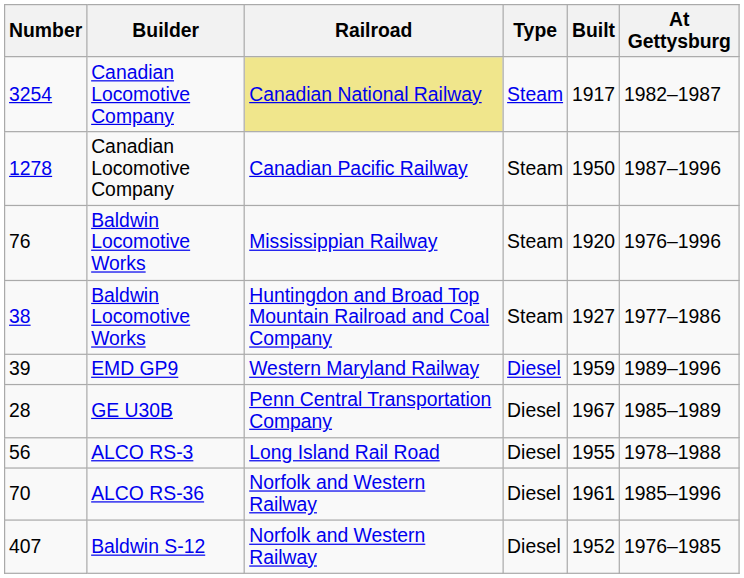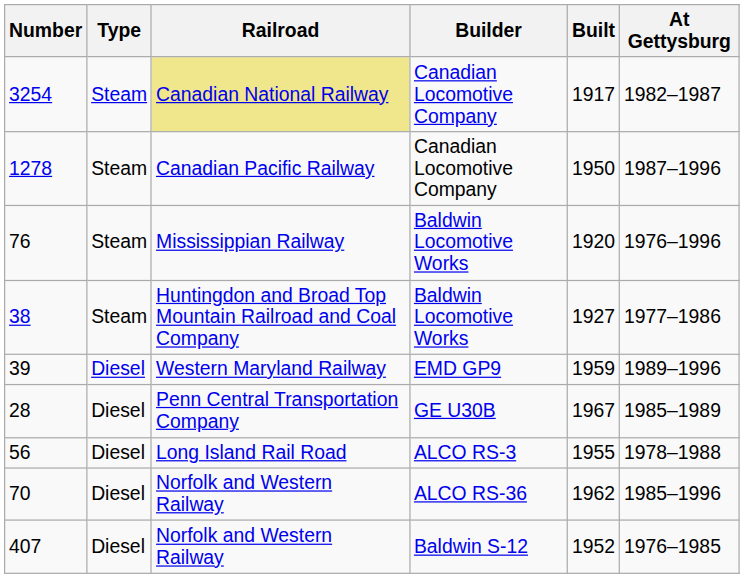columns swapped: (166, 30) <-> (535, 30)
(594, 494) 1961 -> (594, 494) 1962
